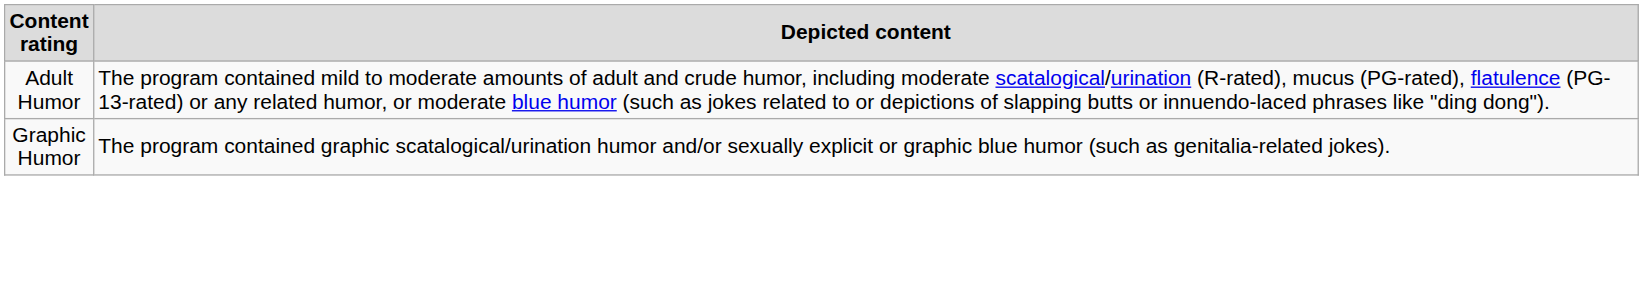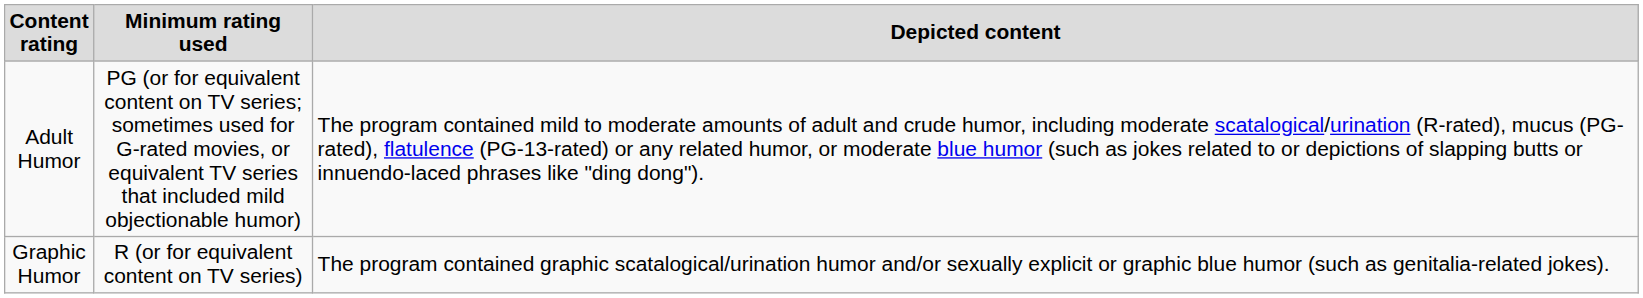+ column: (203, 32)
